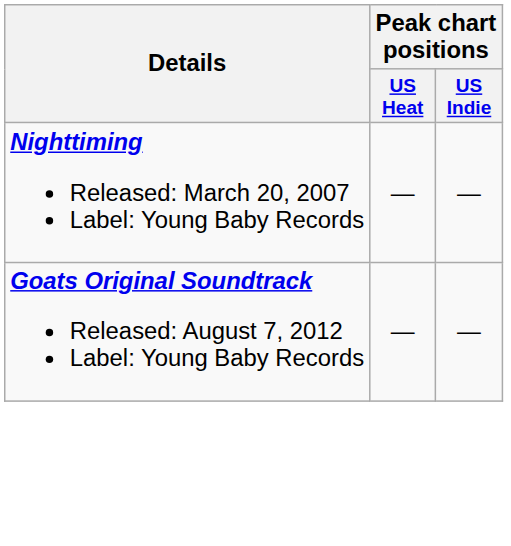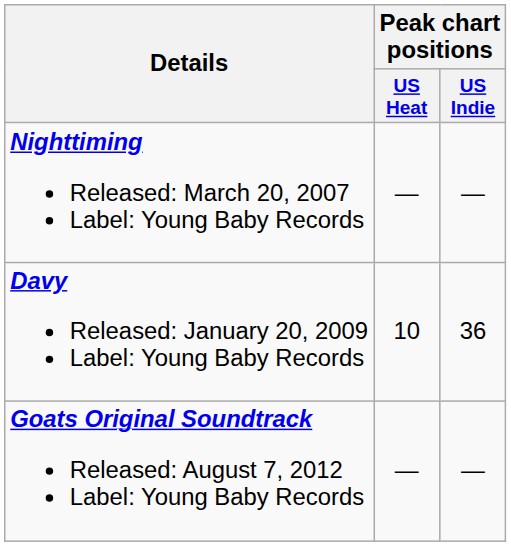+ row: (189, 320)
